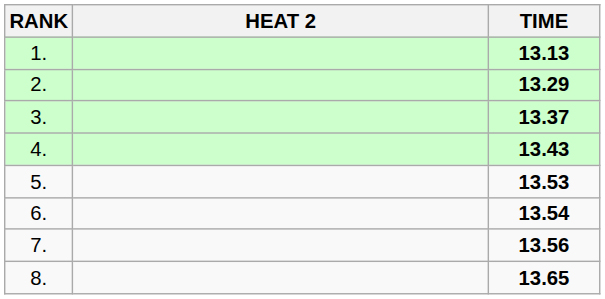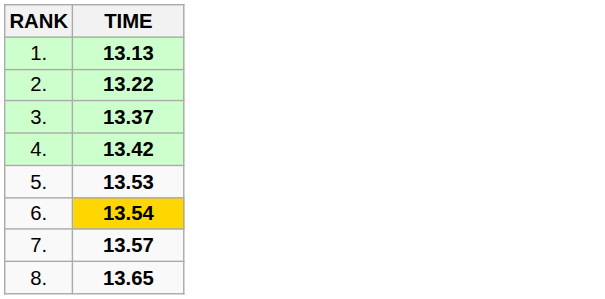- column: (281, 21)
(544, 85) 13.29 -> (128, 85) 13.22
(544, 149) 13.43 -> (128, 149) 13.42
(544, 214) no background -> (128, 214) gold background
(544, 246) 13.56 -> (128, 246) 13.57
